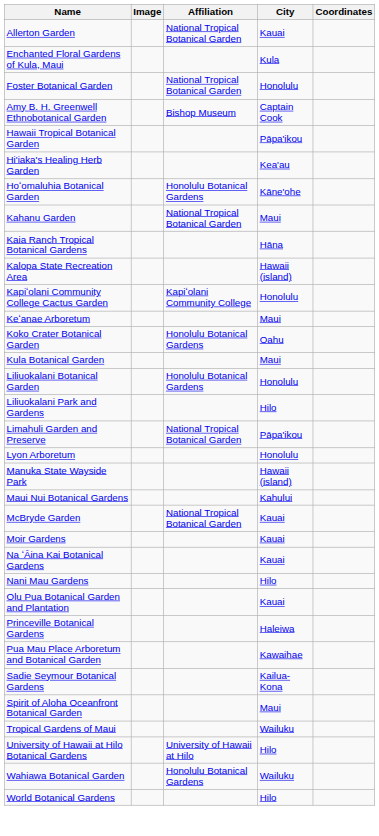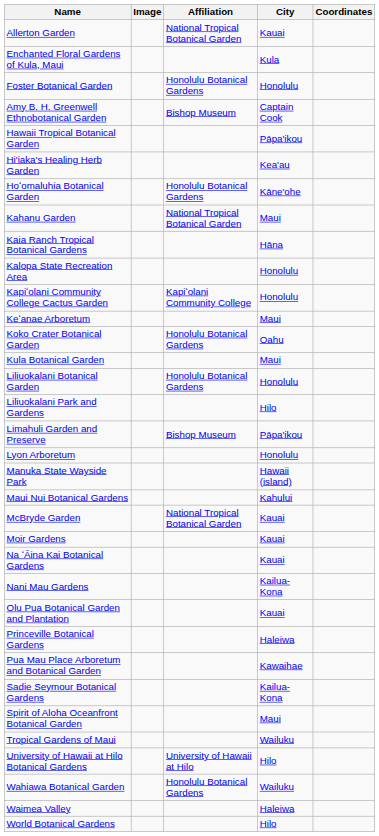(204, 86) National Tropical Botanical Garden -> (207, 86) Honolulu Botanical Gardens
(276, 271) Hawaii (island) -> (279, 271) Honolulu
(204, 434) National Tropical Botanical Garden -> (201, 434) Bishop Museum
(268, 581) Hilo -> (275, 586) Kailua-Kona
+ row: (39, 808)
